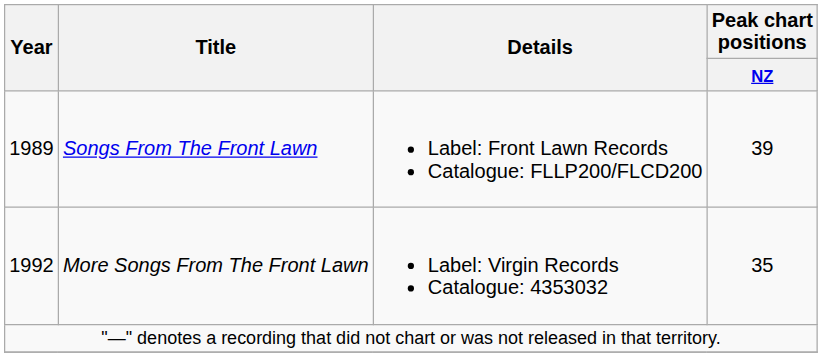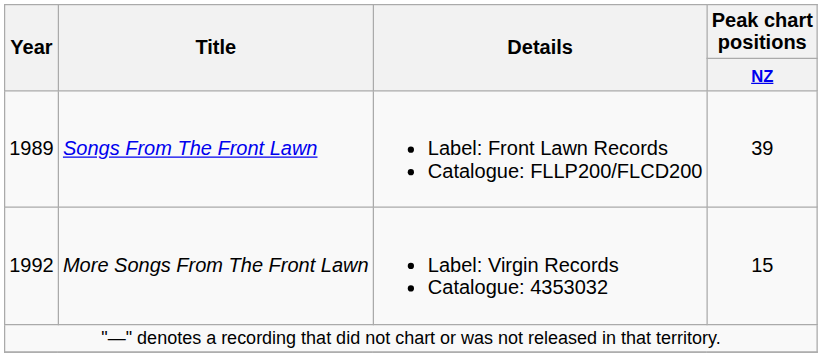(762, 265) 35 -> (762, 265) 15
